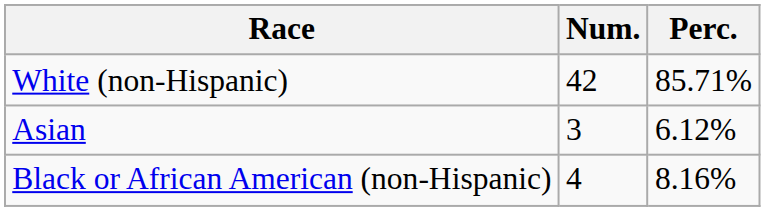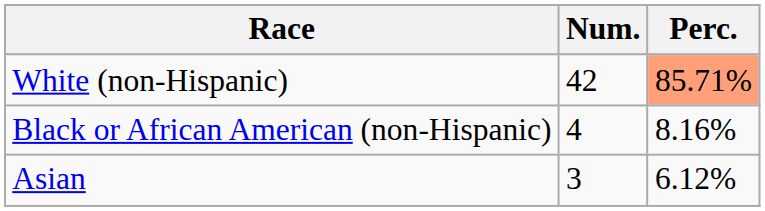(703, 79) no background -> (703, 79) lightsalmon background
rows swapped: (282, 179) <-> (49, 129)
